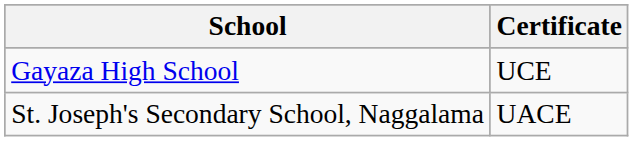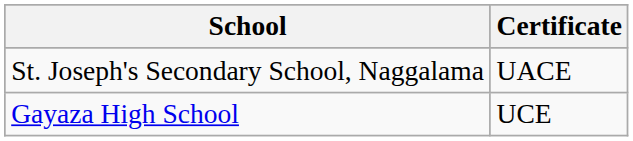rows swapped: (125, 69) <-> (248, 113)
